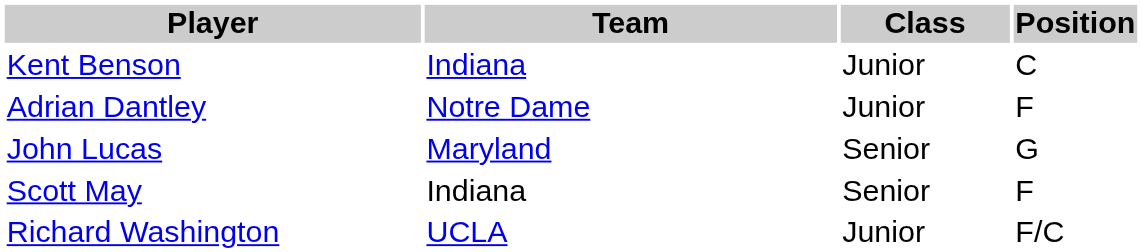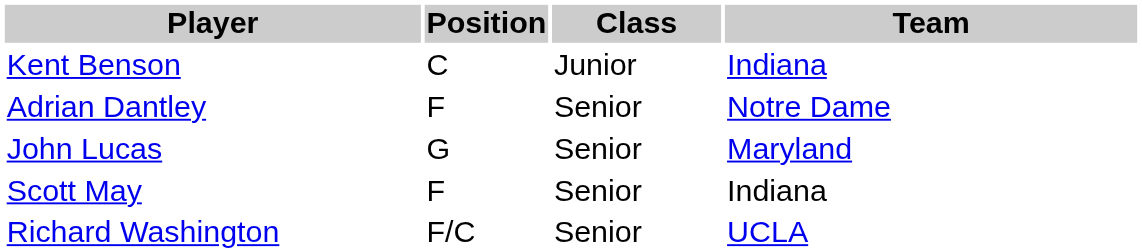columns swapped: (1075, 23) <-> (631, 23)
(884, 106) Junior -> (598, 106) Senior
(884, 232) Junior -> (598, 232) Senior
